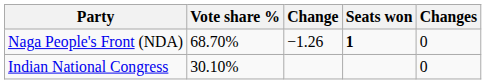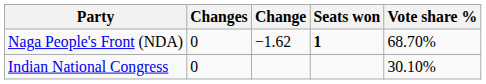columns swapped: (235, 16) <-> (448, 16)
(305, 41) −1.26 -> (273, 41) −1.62
